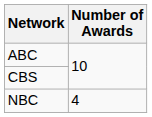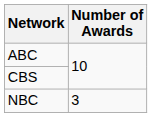(75, 100) 4 -> (75, 100) 3
